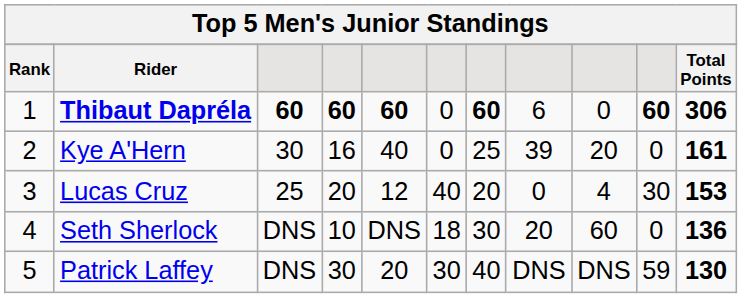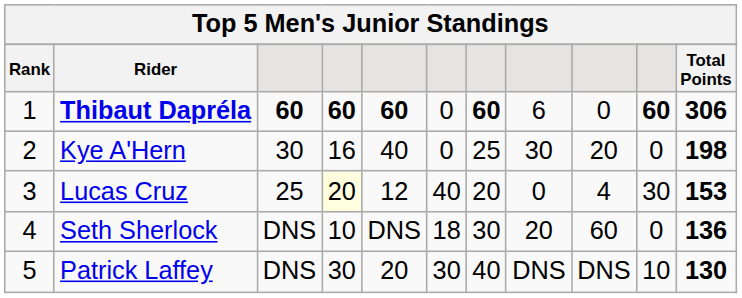(539, 150) 39 -> (539, 150) 30
(706, 150) 161 -> (706, 150) 198
(342, 191) no background -> (342, 191) lightyellow background
(656, 271) 59 -> (656, 271) 10
